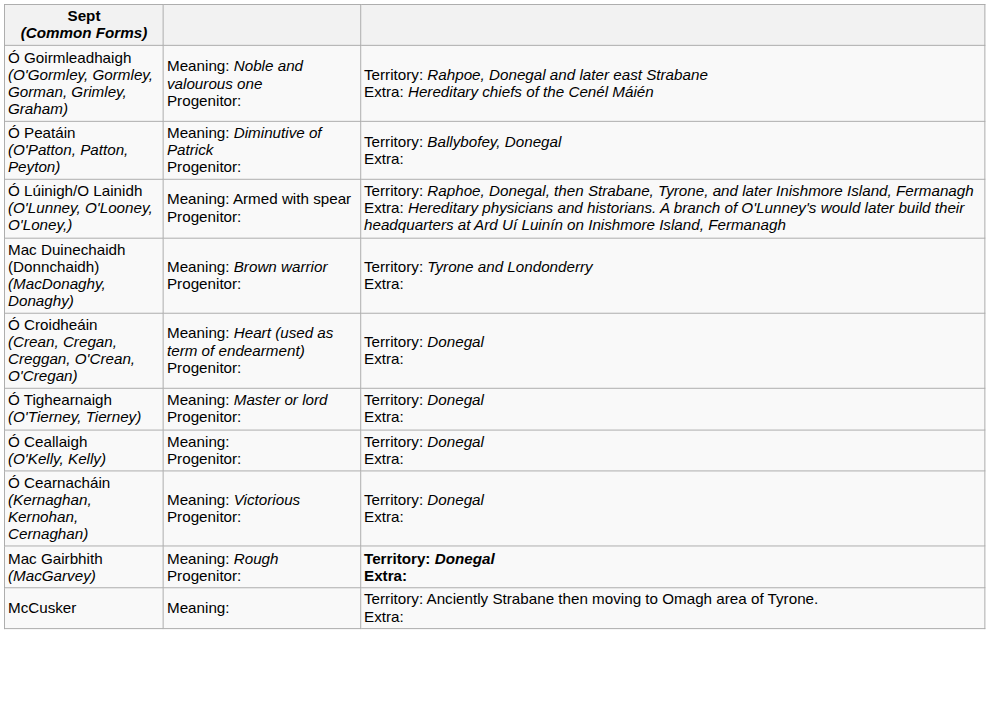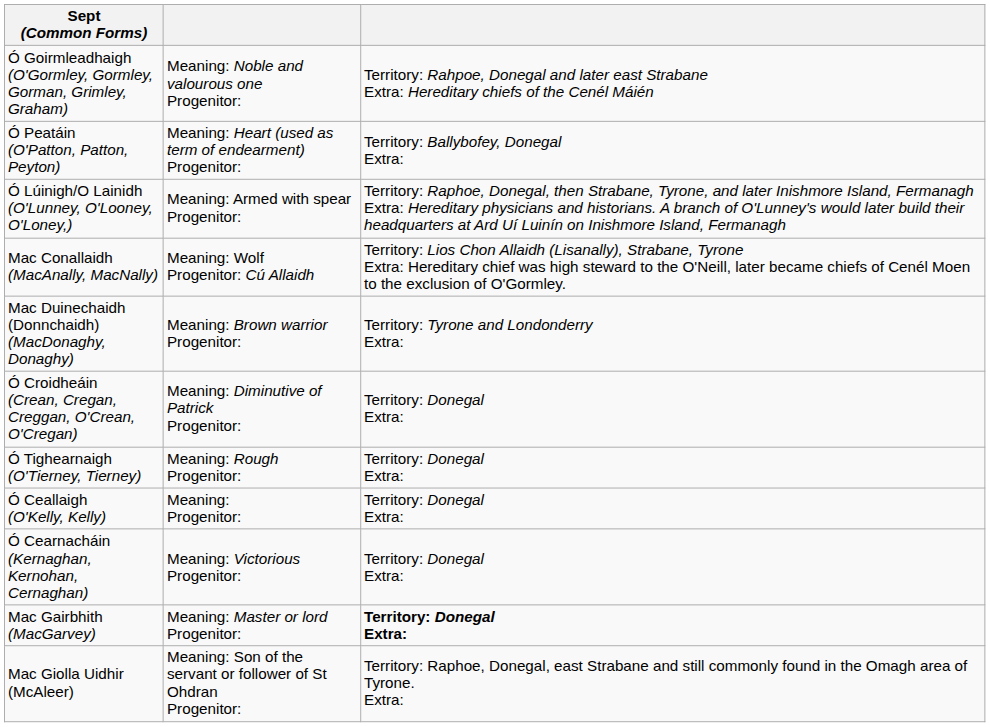(244, 150) Meaning: Diminutive of Patrick Progenitor: -> (250, 150) Meaning: Heart (used as term of endearment) Progenitor:
+ row: (83, 266)
(250, 350) Meaning: Heart (used as term of endearment) Progenitor: -> (244, 409) Meaning: Diminutive of Patrick Progenitor:
(247, 409) Meaning: Master or lord Progenitor: -> (223, 467) Meaning: Rough Progenitor:
(223, 566) Meaning: Rough Progenitor: -> (247, 625) Meaning: Master or lord Progenitor:
+ row: (66, 683)
- row: (42, 608)
